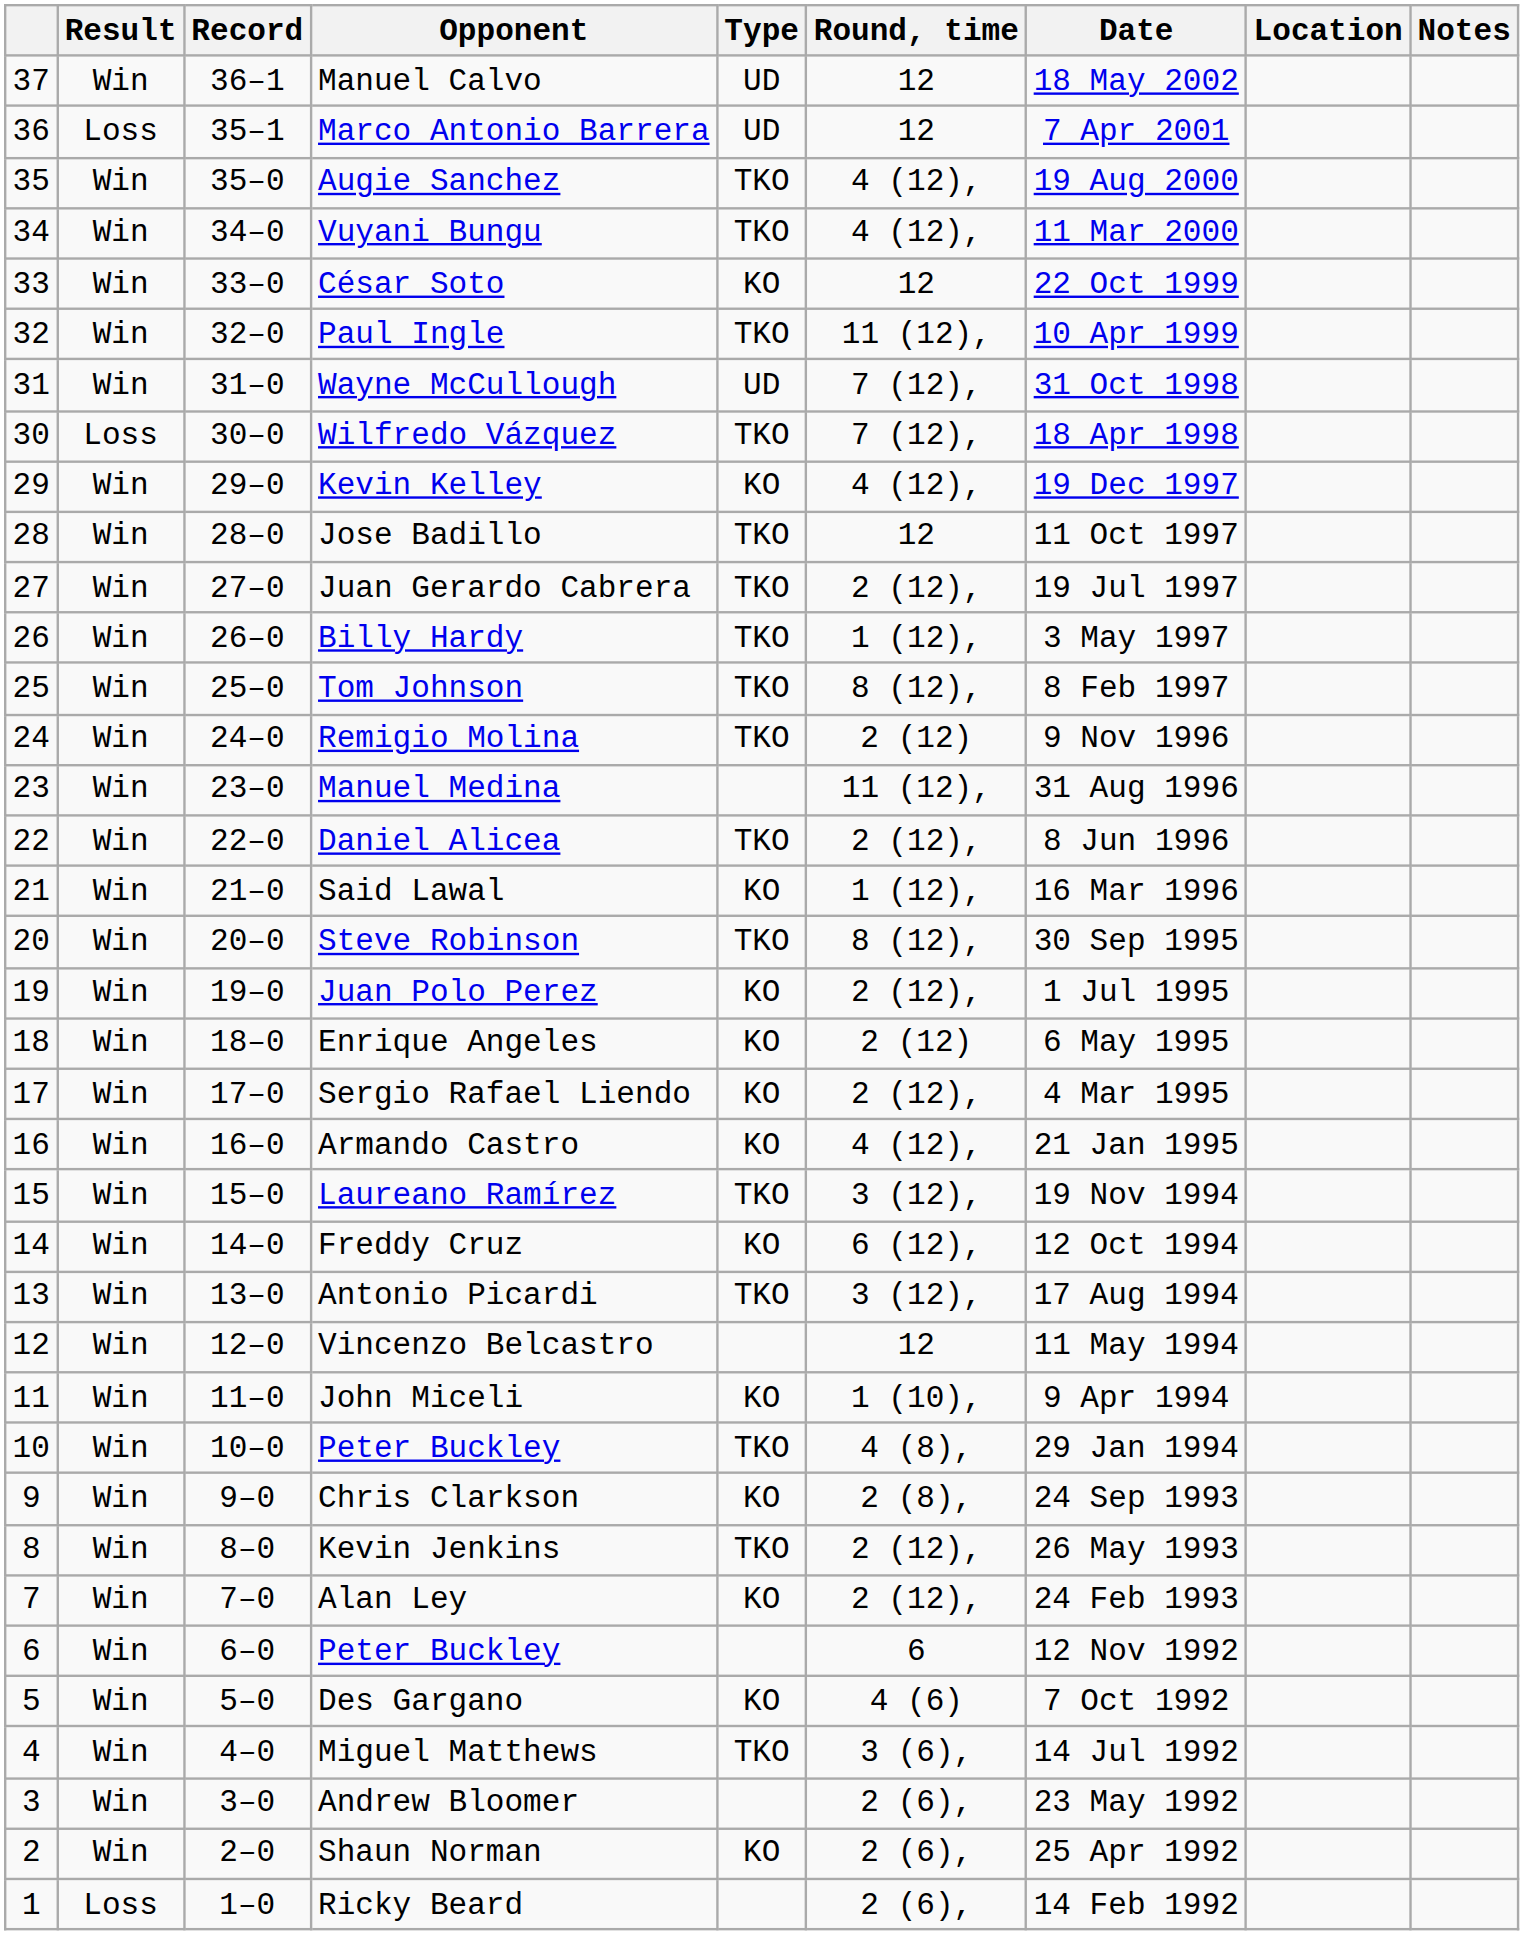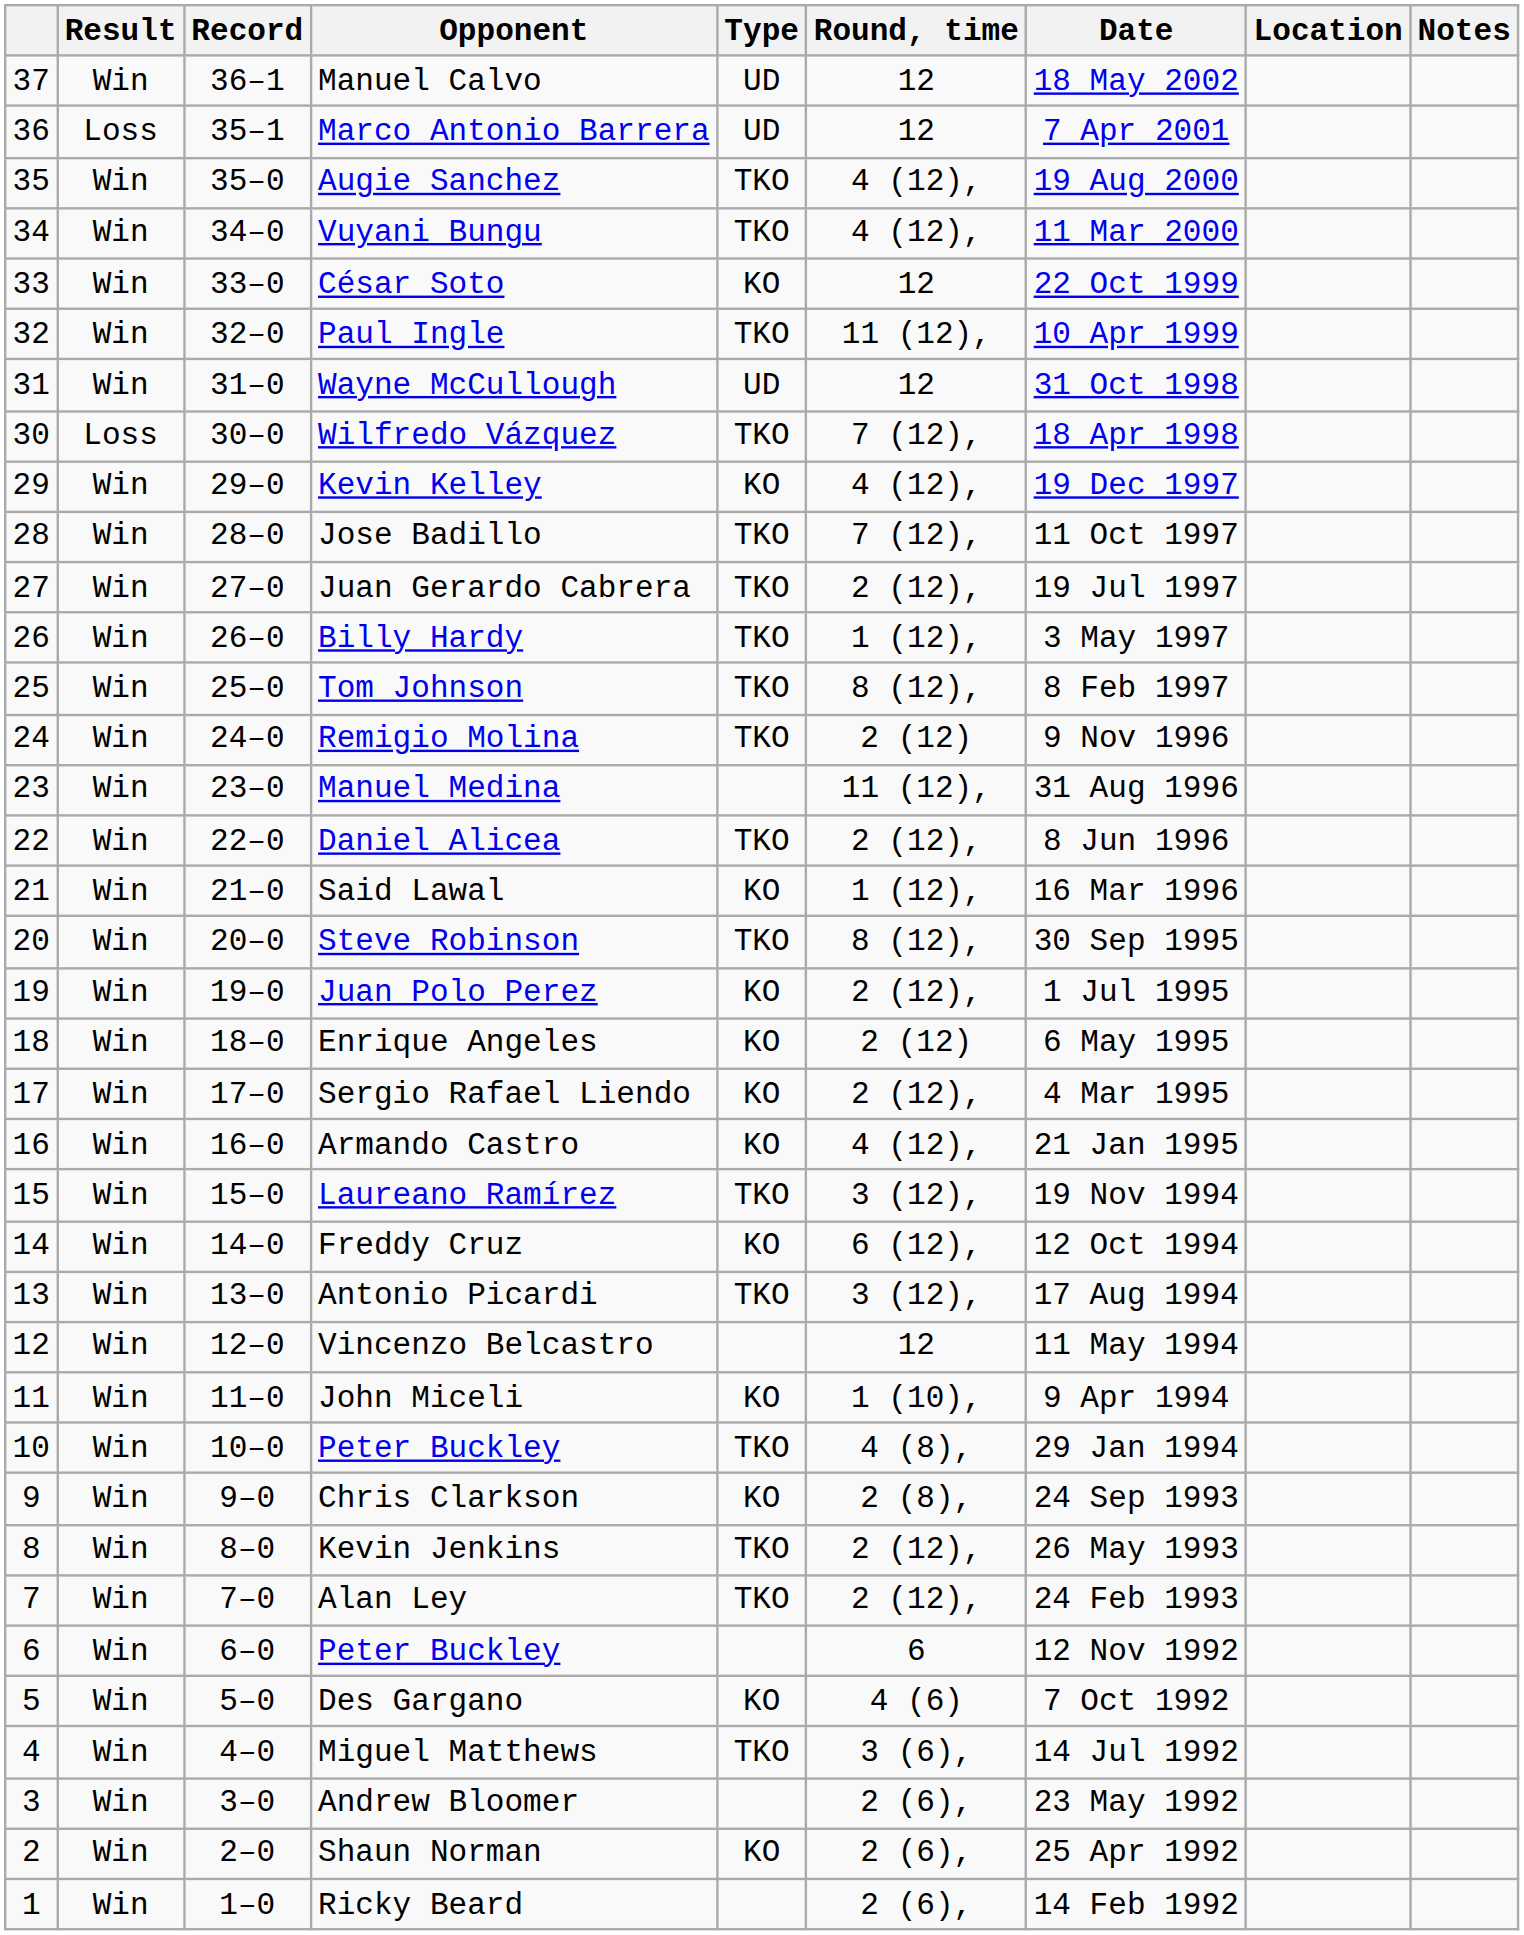(916, 385) 7 (12), -> (916, 385) 12
(916, 537) 12 -> (916, 537) 7 (12),
(762, 1600) KO -> (762, 1600) TKO
(121, 1904) Loss -> (121, 1904) Win
